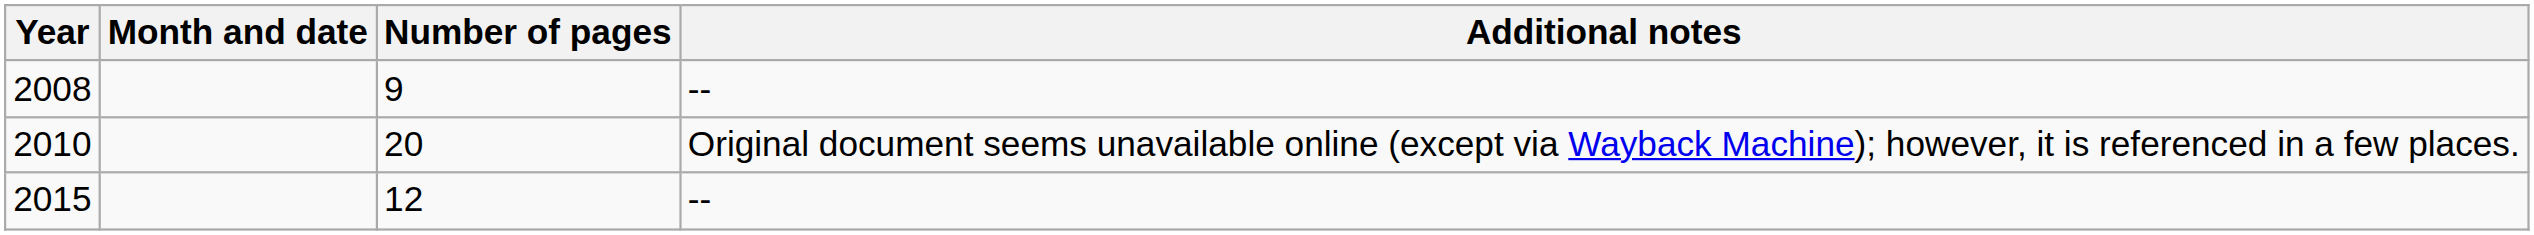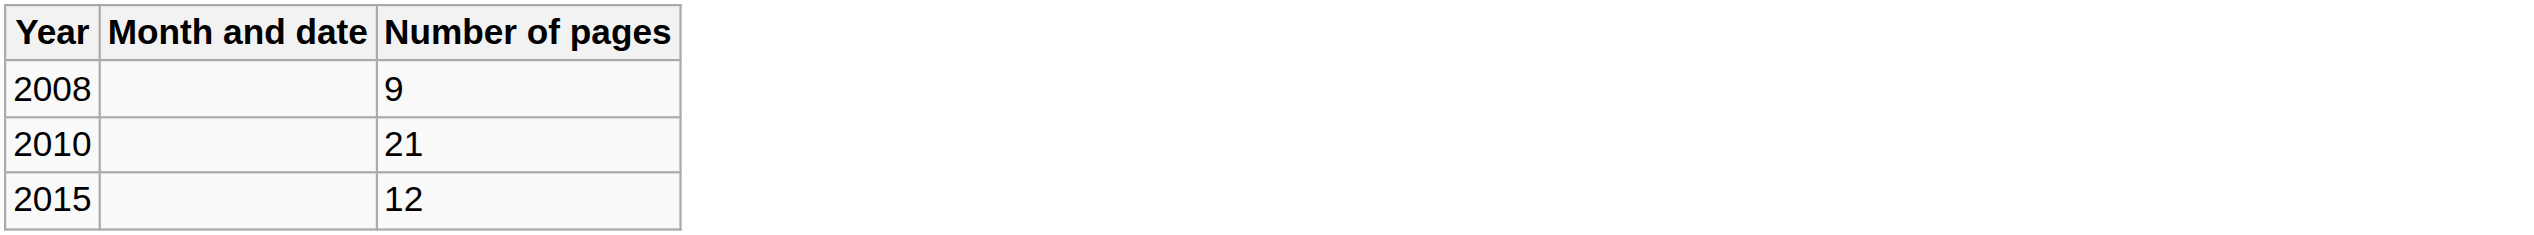- column: (1604, 32)
(404, 144) 20 -> (404, 144) 21
